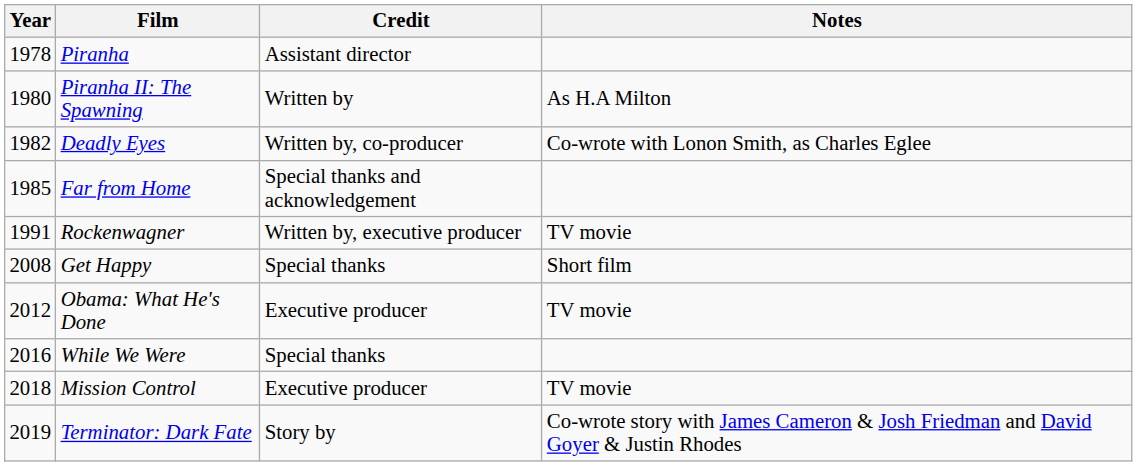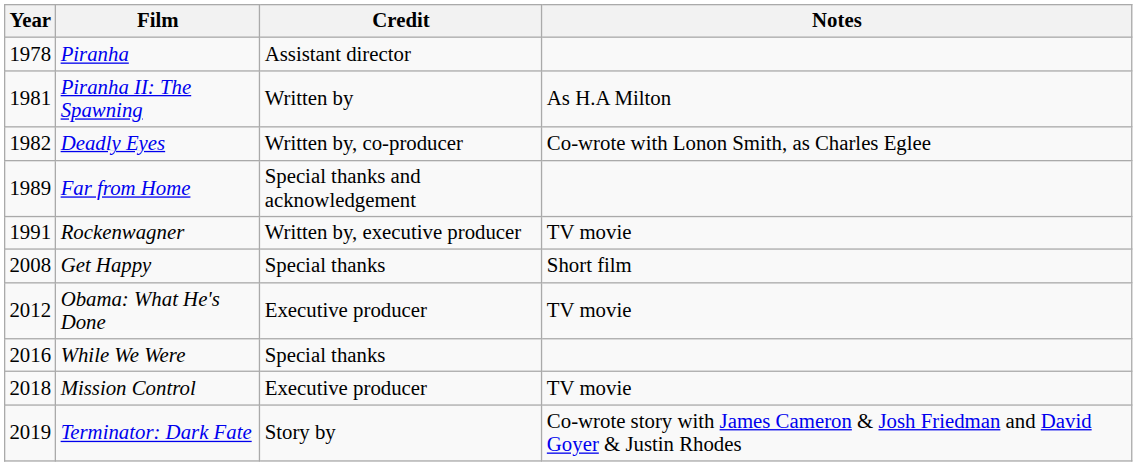(30, 98) 1980 -> (30, 98) 1981
(30, 188) 1985 -> (30, 188) 1989
